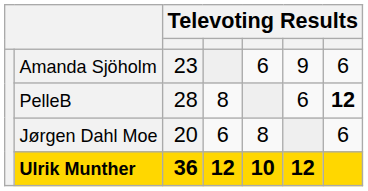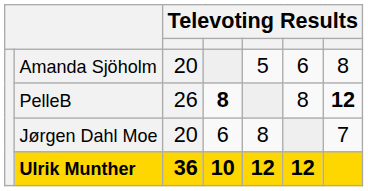(186, 65) 23 -> (186, 65) 20
(263, 65) 6 -> (263, 65) 5
(303, 65) 9 -> (303, 65) 6
(343, 65) 6 -> (343, 65) 8
(186, 100) 28 -> (186, 100) 26
(223, 100) normal -> (223, 100) bold
(303, 100) 6 -> (303, 100) 8
(343, 134) 6 -> (343, 134) 7
(223, 168) 12 -> (223, 168) 10
(263, 168) 10 -> (263, 168) 12
